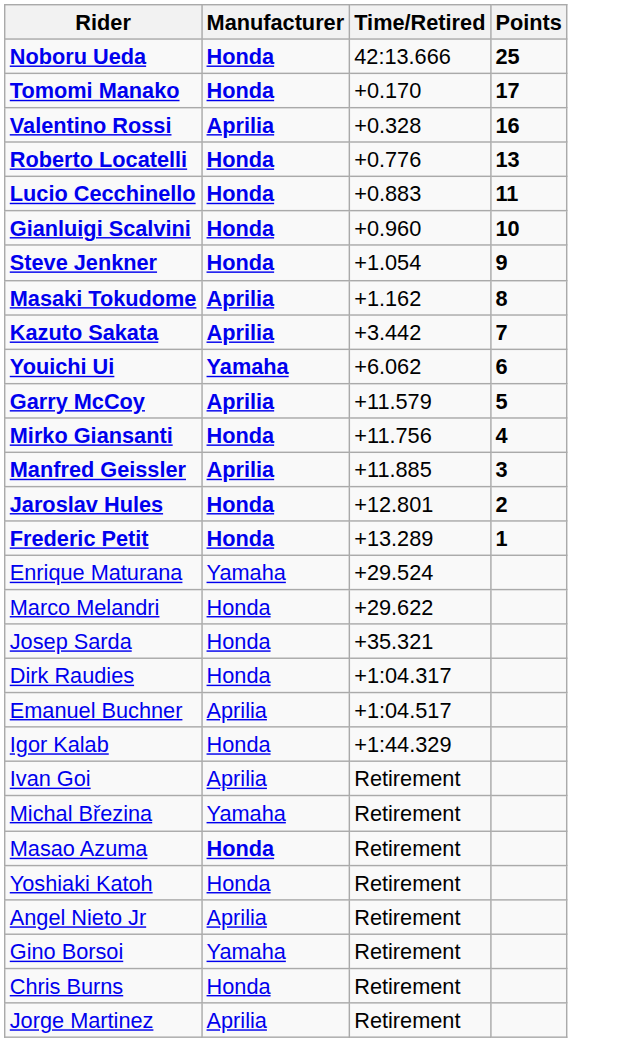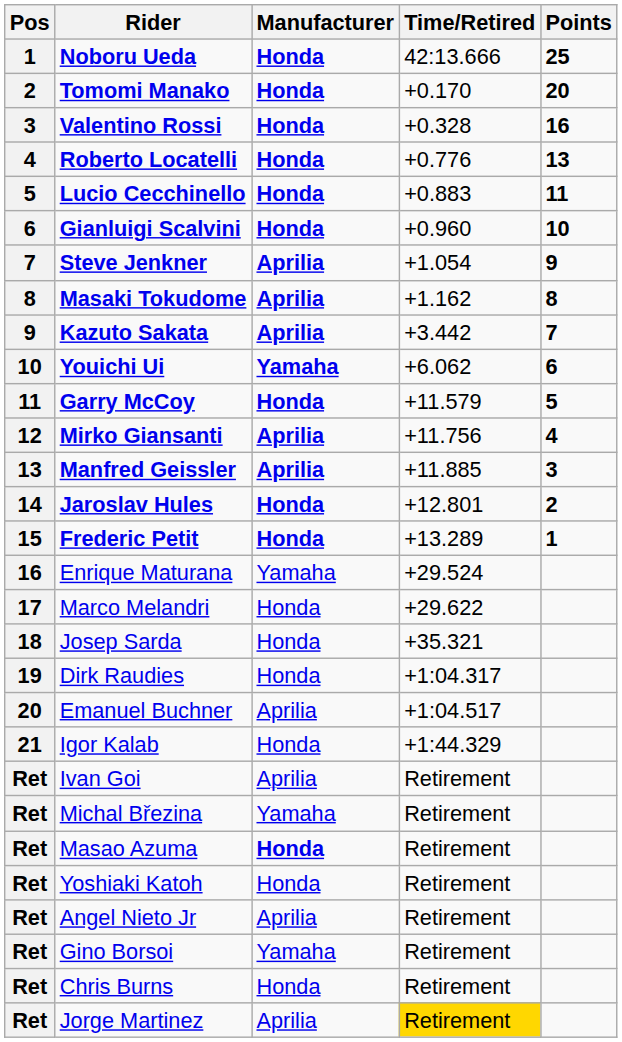+ column: (30, 22)
(508, 91) 17 -> (558, 91) 20
(240, 125) Aprilia -> (290, 125) Honda
(240, 263) Honda -> (290, 263) Aprilia
(240, 401) Aprilia -> (290, 401) Honda
(240, 435) Honda -> (290, 435) Aprilia
(407, 1020) no background -> (457, 1020) gold background
